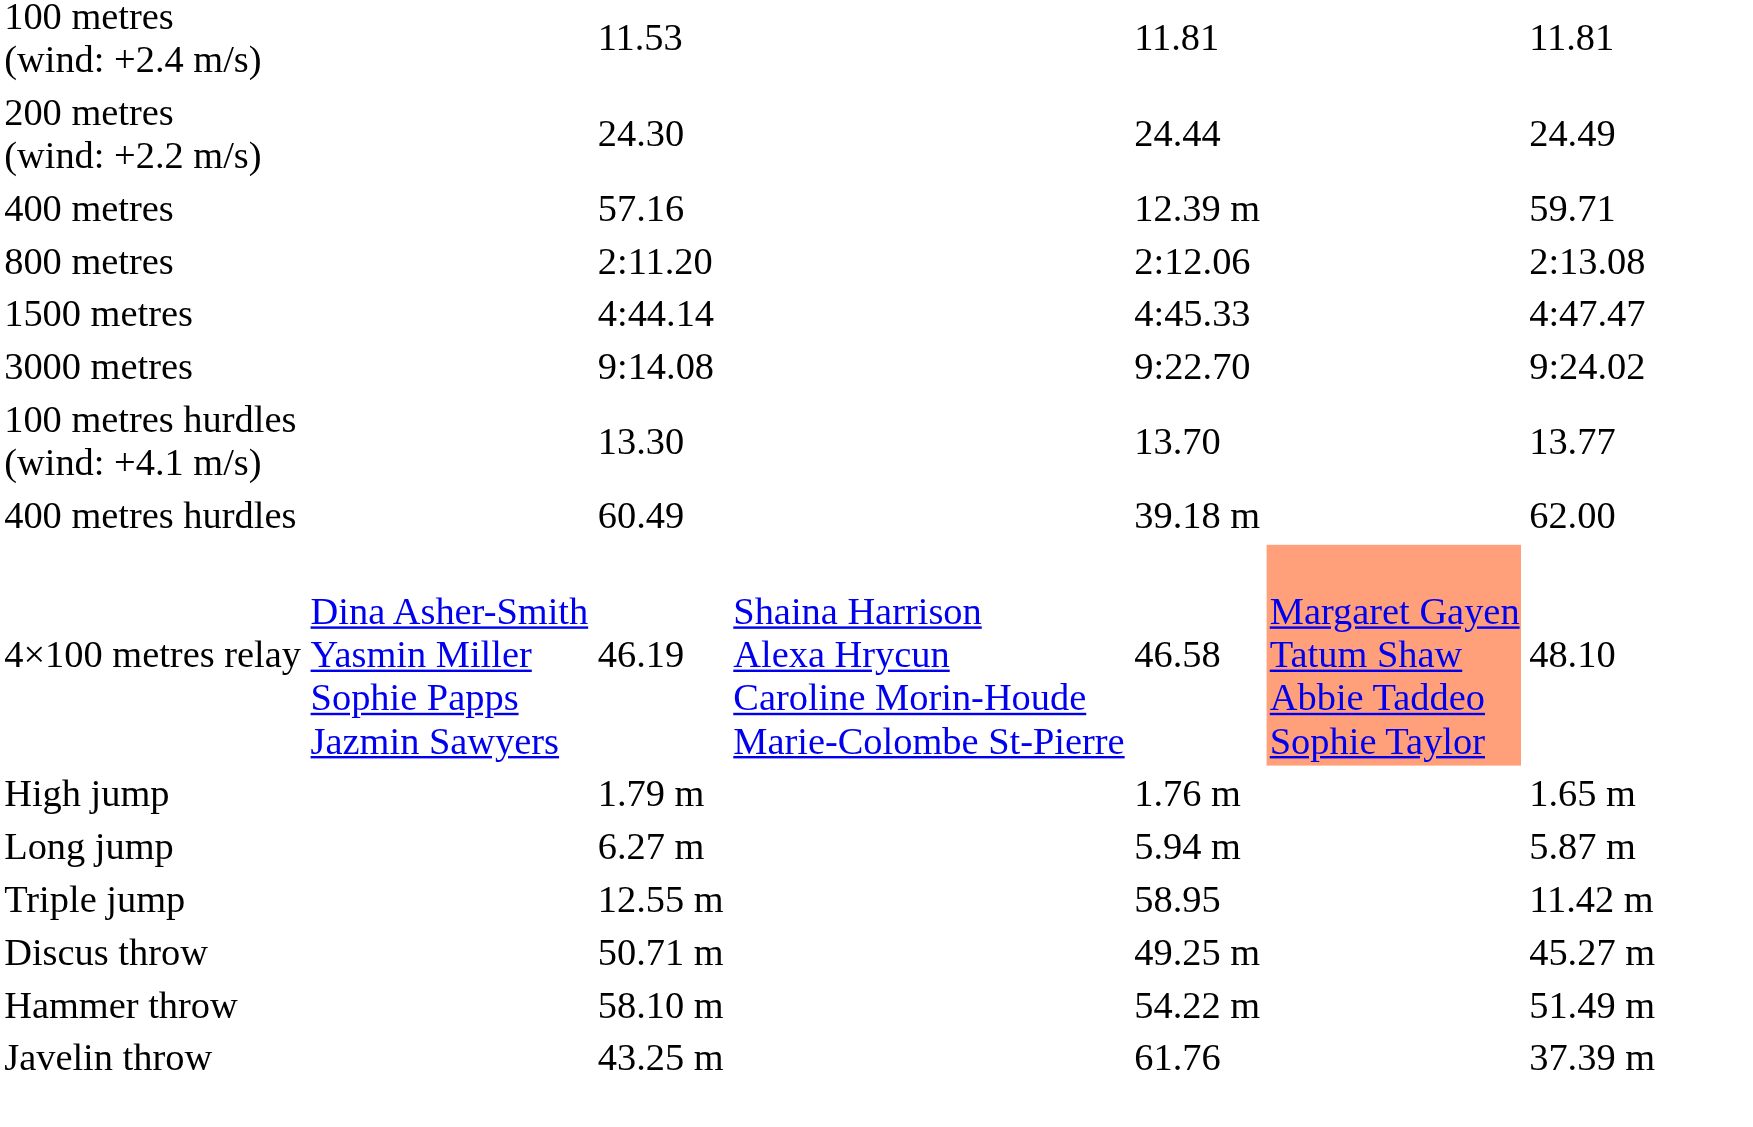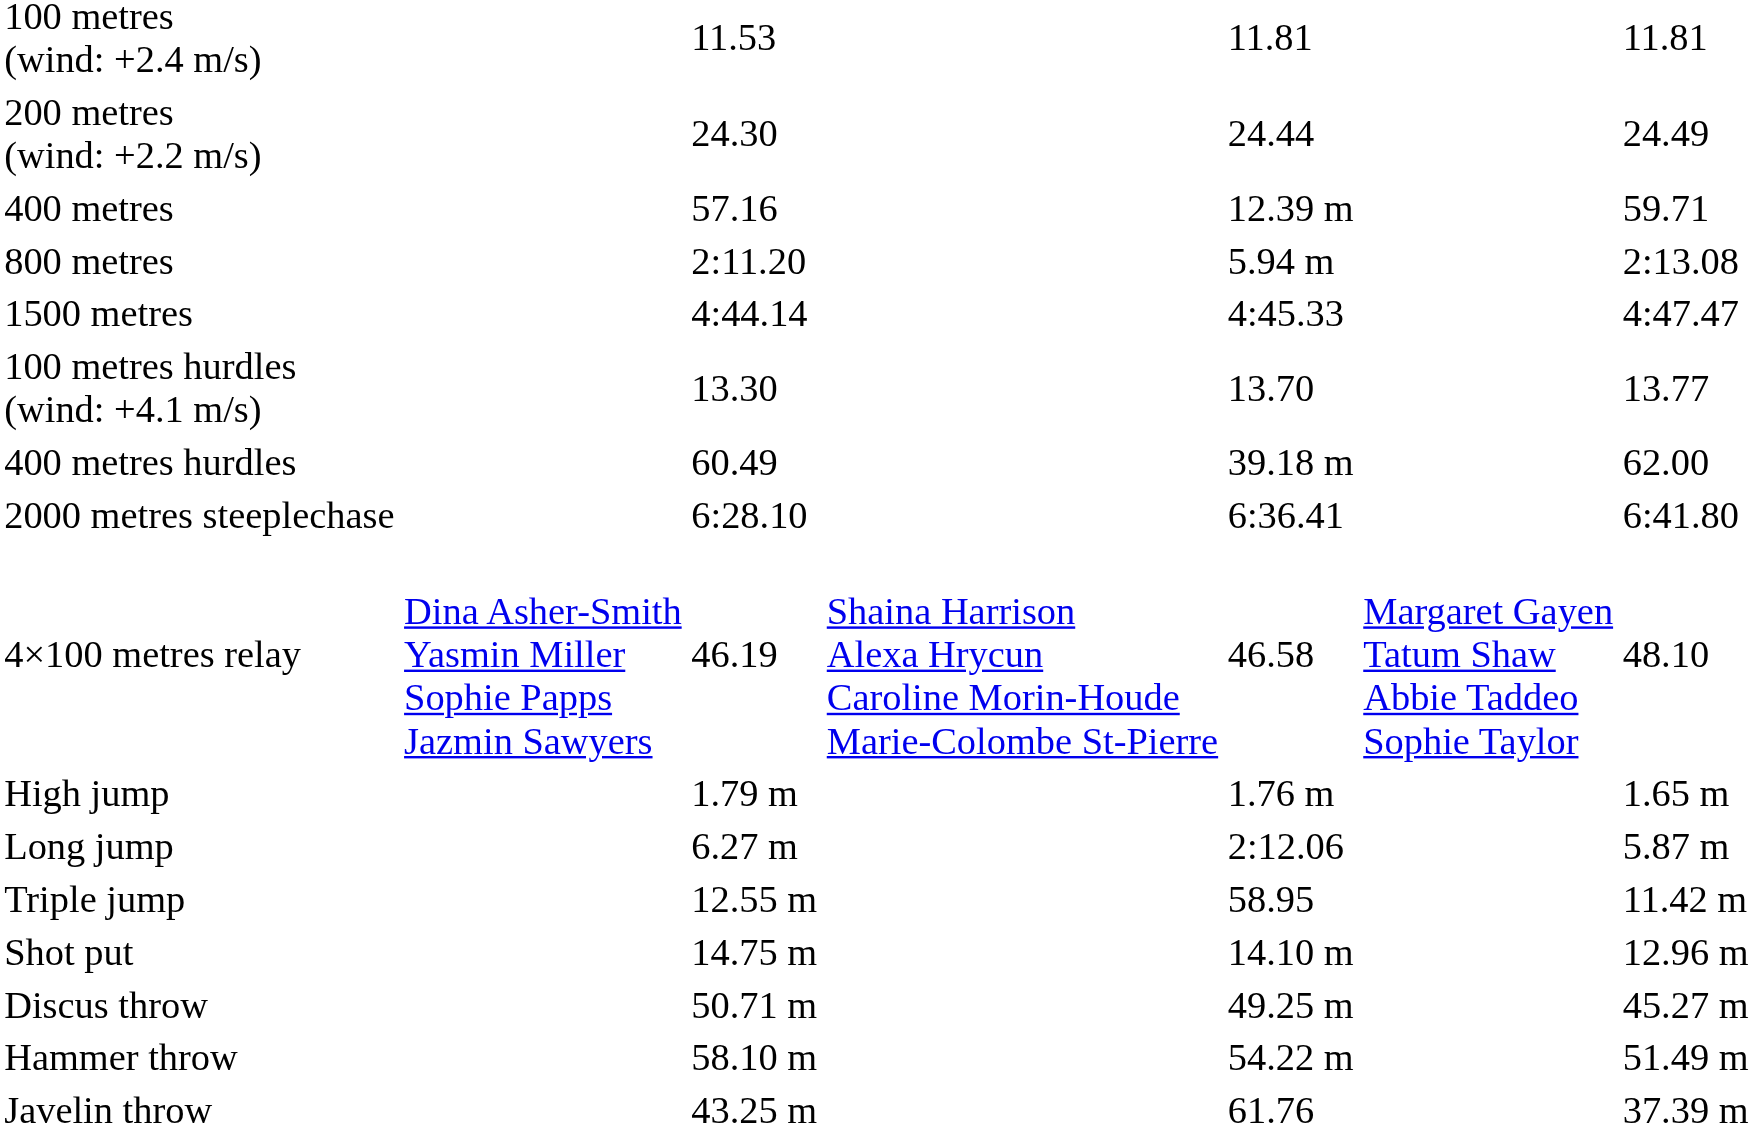(1192, 260) 2:12.06 -> (1281, 260) 5.94 m
- row: (99, 366)
+ row: (199, 515)
(1395, 676) lightsalmon background -> (1488, 676) no background
(1188, 846) 5.94 m -> (1286, 846) 2:12.06
+ row: (69, 952)
